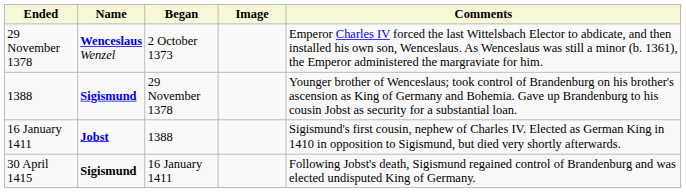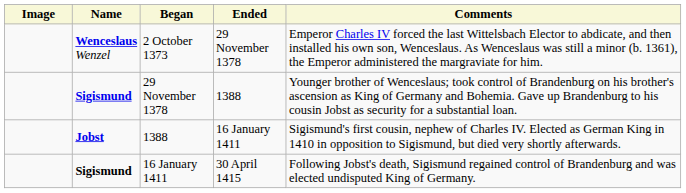columns swapped: (252, 14) <-> (41, 14)
